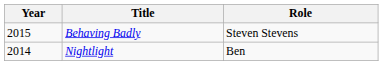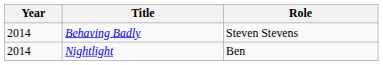(19, 32) 2015 -> (19, 32) 2014
